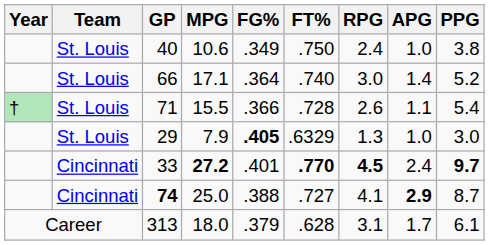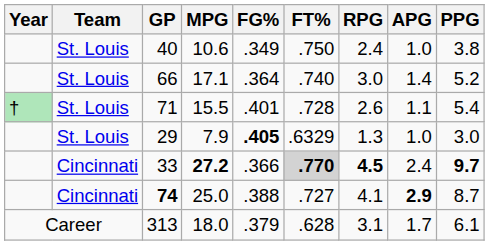(261, 108) .366 -> (261, 108) .401
(261, 166) .401 -> (261, 166) .366
(316, 166) no background -> (316, 166) lightgrey background
